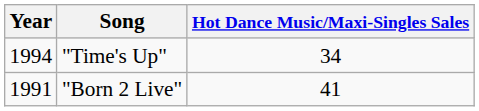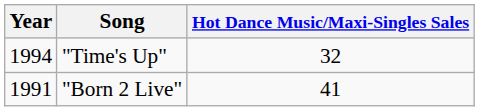(331, 55) 34 -> (331, 55) 32
